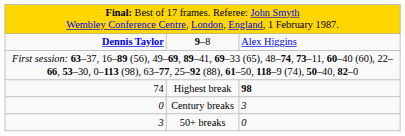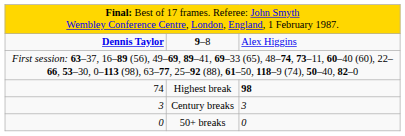(161, 105) 0 -> (161, 105) 3
(161, 122) 3 -> (161, 122) 0
